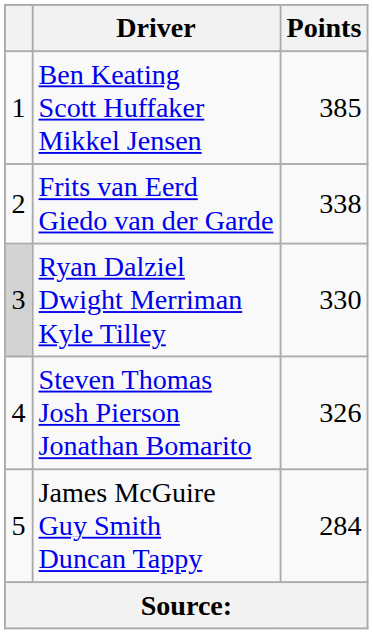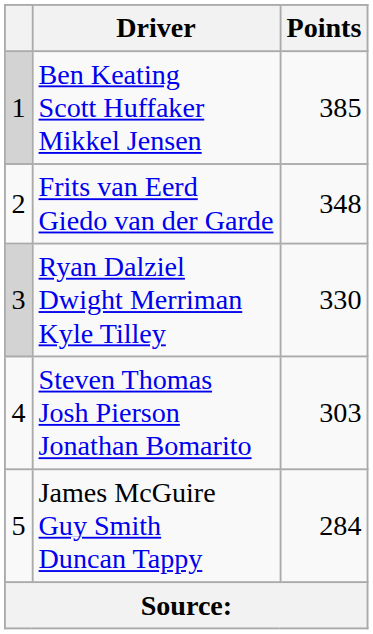(18, 107) no background -> (18, 107) lightgrey background
(340, 203) 338 -> (340, 203) 348
(340, 413) 326 -> (340, 413) 303
